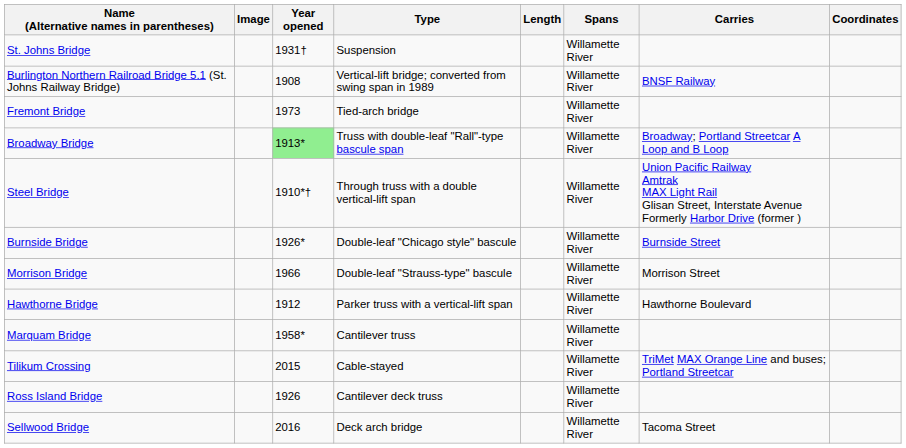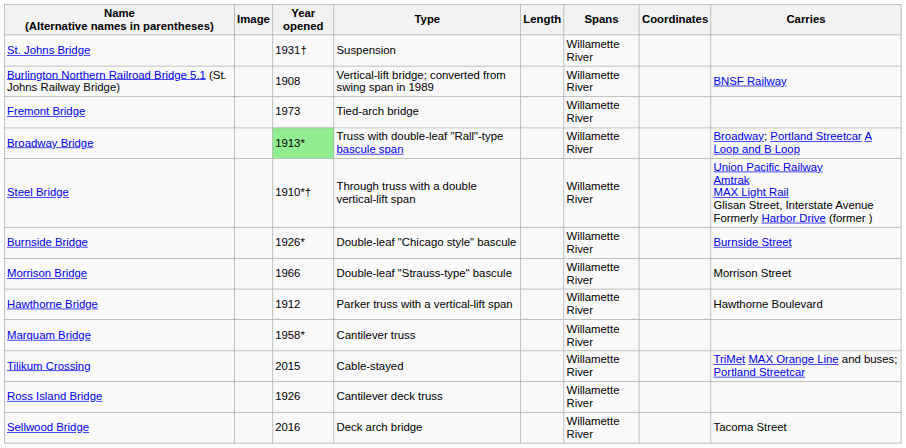columns swapped: (734, 19) <-> (865, 19)
